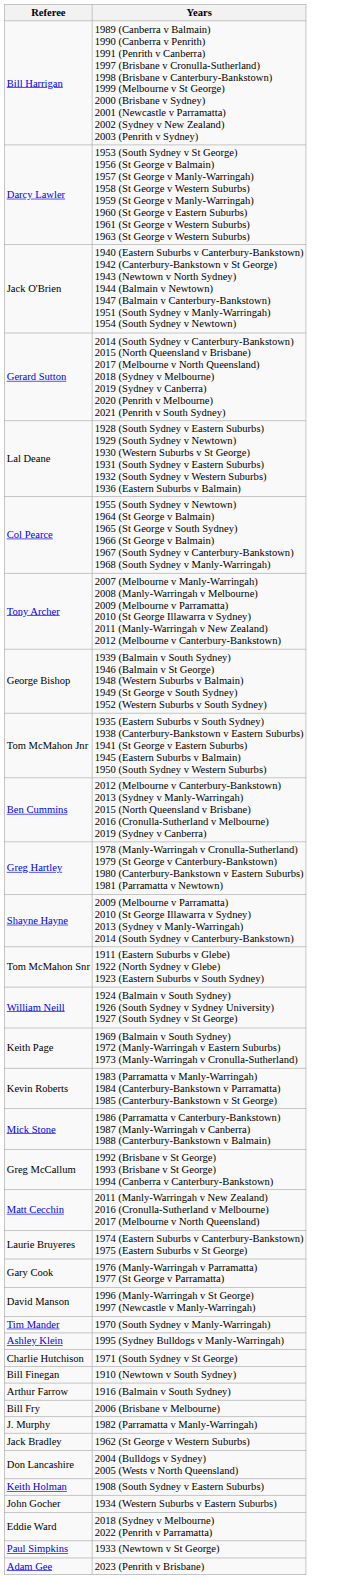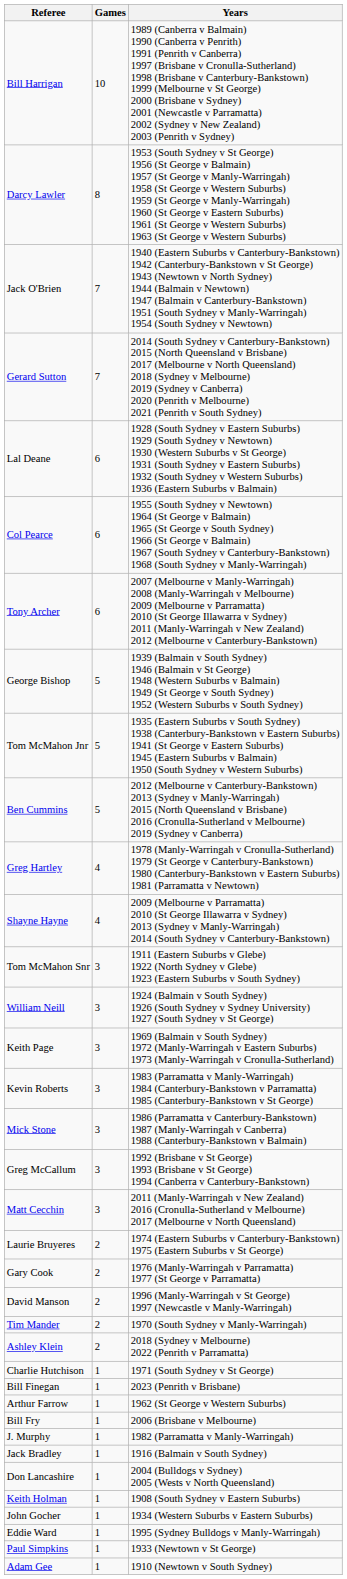+ column: (110, 12)
(189, 1341) 1995 (Sydney Bulldogs v Manly-Warringah) -> (190, 1347) 2018 (Sydney v Melbourne) 2022 (Penrith v Parramatta)
(165, 1374) 1910 (Newtown v South Sydney) -> (185, 1386) 2023 (Penrith v Brisbane)
(163, 1391) 1916 (Balmain v South Sydney) -> (208, 1403) 1962 (St George v Western Suburbs)
(172, 1441) 1962 (St George v Western Suburbs) -> (199, 1453) 1916 (Balmain v South Sydney)
(154, 1526) 2018 (Sydney v Melbourne) 2022 (Penrith v Parramatta) -> (225, 1532) 1995 (Sydney Bulldogs v Manly-Warringah)
(149, 1566) 2023 (Penrith v Brisbane) -> (201, 1566) 1910 (Newtown v South Sydney)
